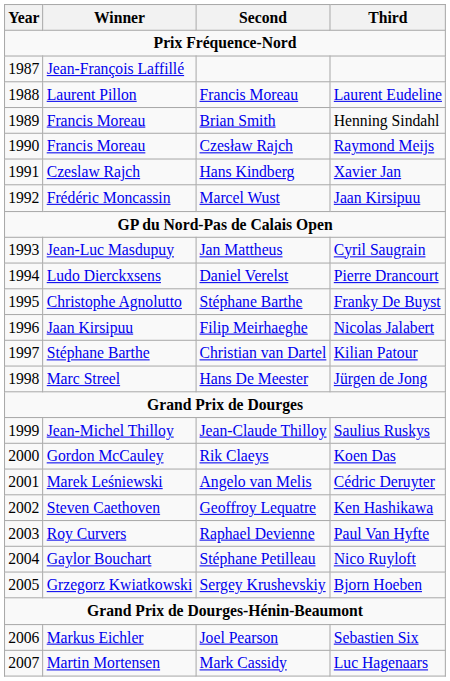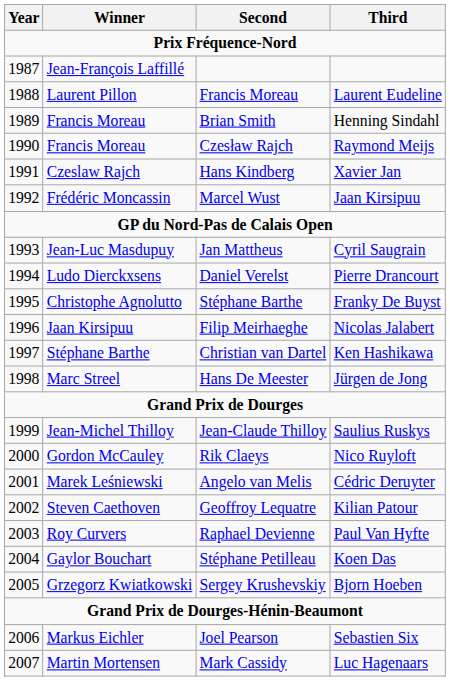(376, 353) Kilian Patour -> (384, 353) Ken Hashikawa
(365, 456) Koen Das -> (375, 456) Nico Ruyloft
(384, 508) Ken Hashikawa -> (376, 508) Kilian Patour
(375, 559) Nico Ruyloft -> (365, 559) Koen Das
